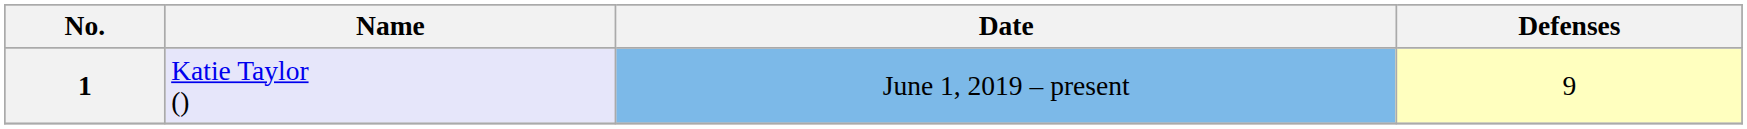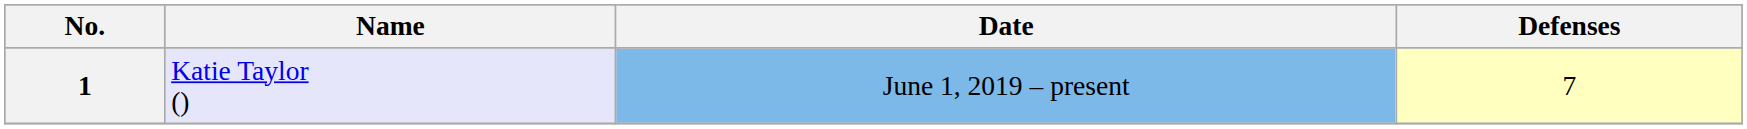(1569, 85) 9 -> (1569, 85) 7
